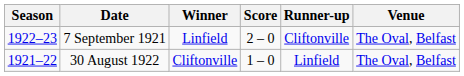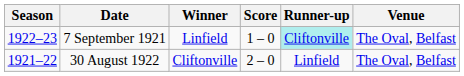(260, 37) 2 – 0 -> (260, 37) 1 – 0
(317, 37) no background -> (317, 37) paleturquoise background
(260, 60) 1 – 0 -> (260, 60) 2 – 0
